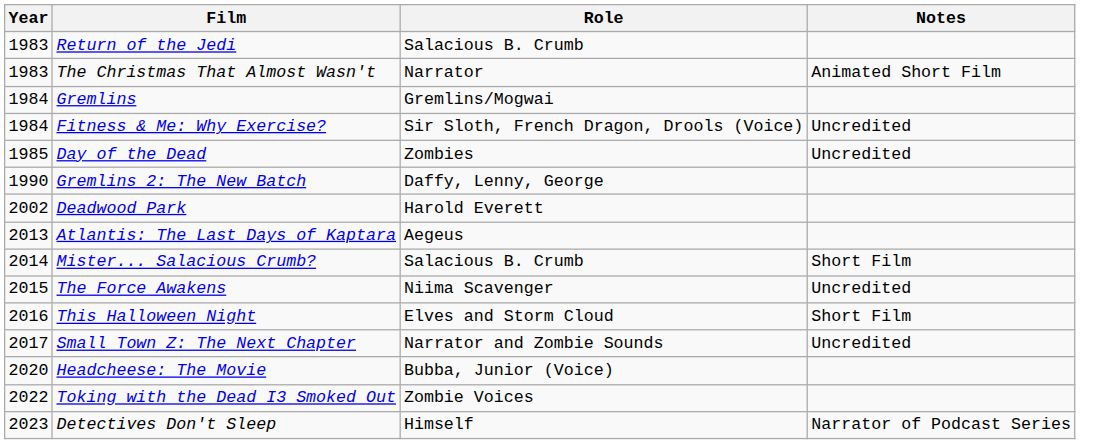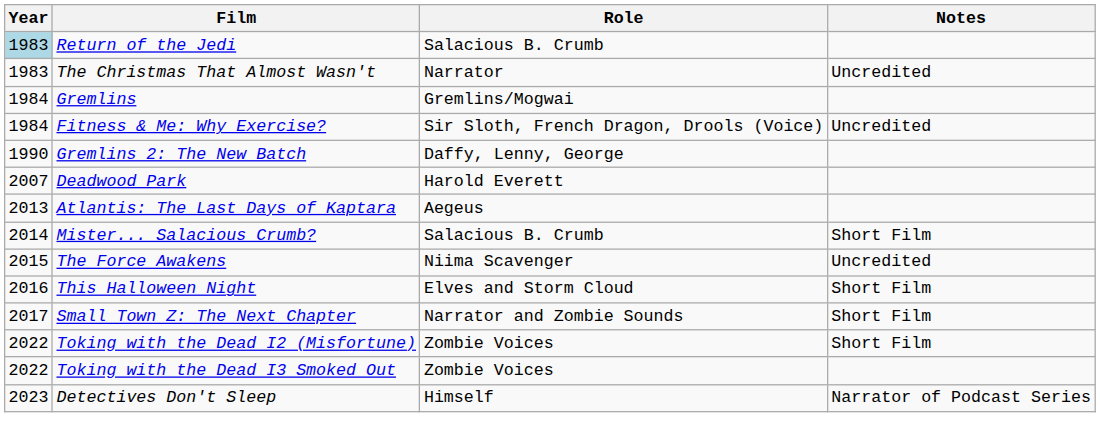(29, 45) no background -> (29, 45) lightblue background
(906, 72) Animated Short Film -> (881, 72) Uncredited
- row: (131, 154)
(29, 208) 2002 -> (29, 181) 2007
(861, 344) Uncredited -> (881, 317) Short Film
- row: (161, 371)
+ row: (236, 344)
